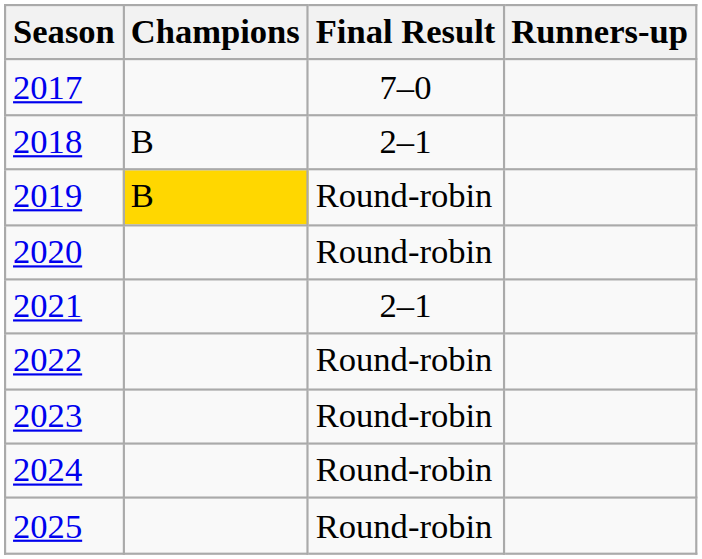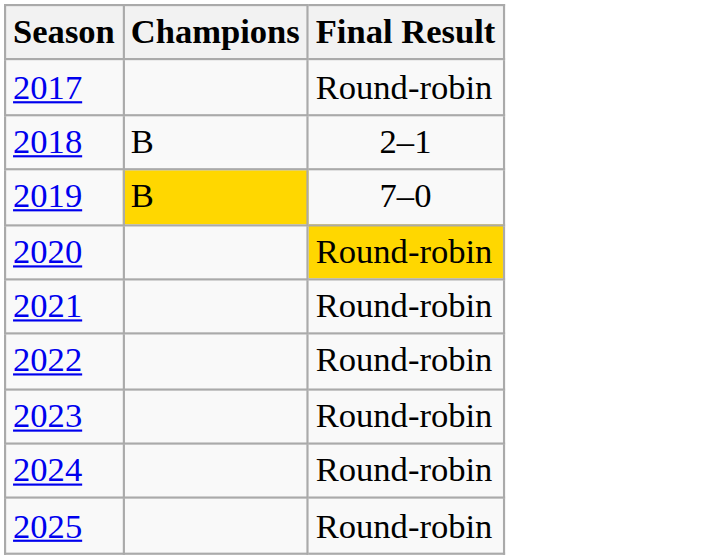- column: (600, 31)
(405, 86) 7–0 -> (404, 86) Round-robin
(404, 196) Round-robin -> (405, 196) 7–0
(404, 251) no background -> (404, 251) gold background
(405, 305) 2–1 -> (404, 305) Round-robin
